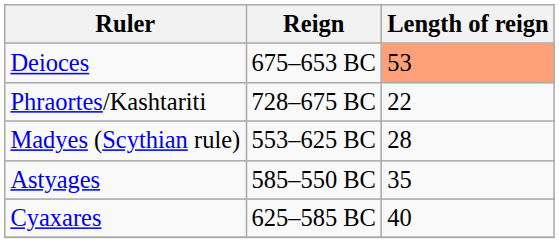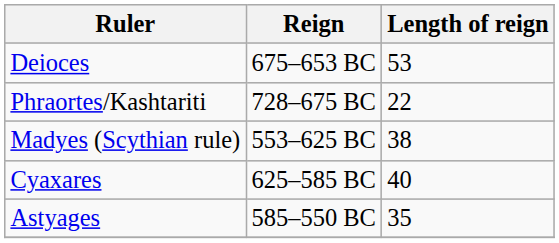(399, 62) lightsalmon background -> (399, 62) no background
(399, 140) 28 -> (399, 140) 38
rows swapped: (56, 218) <-> (55, 179)
